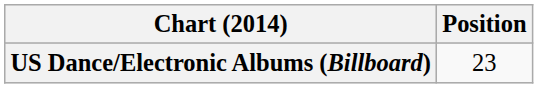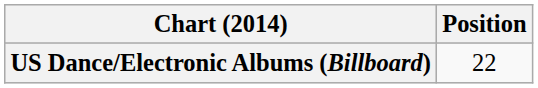(484, 62) 23 -> (484, 62) 22
